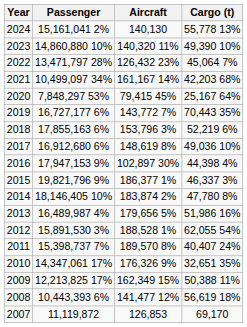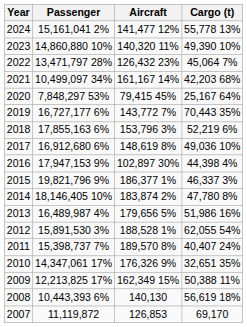(148, 29) 140,130 -> (148, 29) 141,477 12%
(148, 297) 141,477 12% -> (148, 297) 140,130
